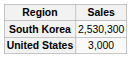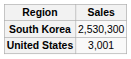(101, 45) 3,000 -> (101, 45) 3,001
